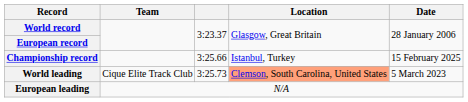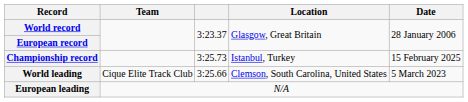(212, 58) 3:25.66 -> (212, 58) 3:25.73
(212, 74) 3:25.73 -> (212, 74) 3:25.66
(309, 74) lightsalmon background -> (309, 74) no background
